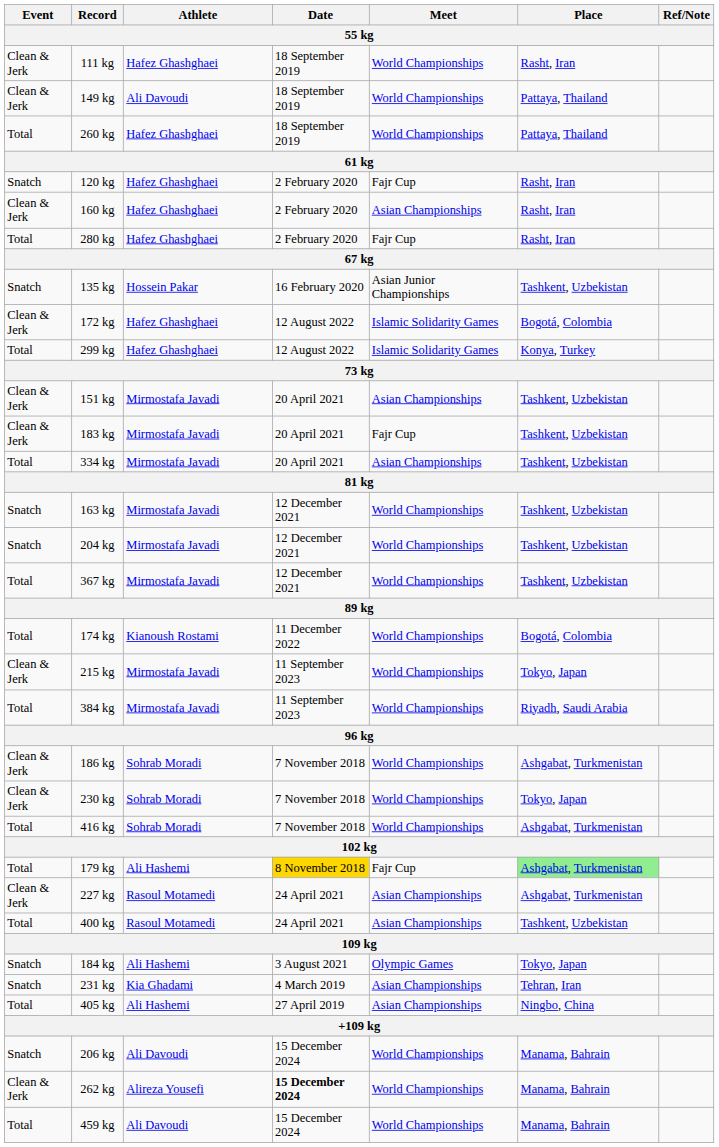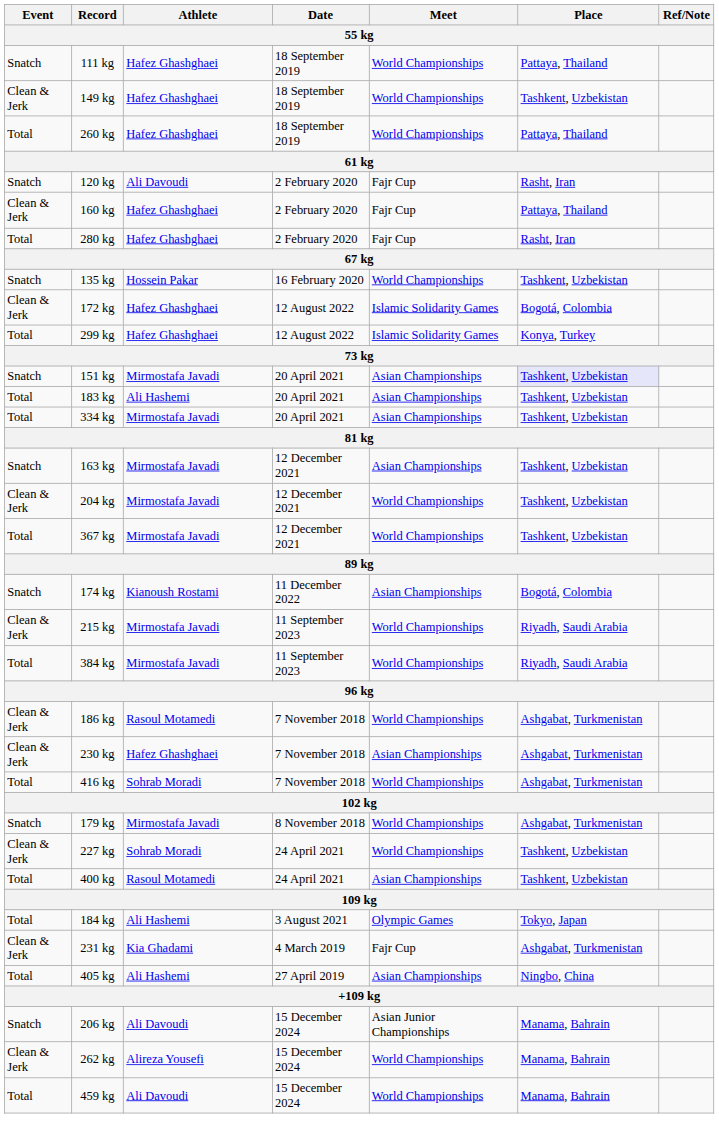(28, 63) Clean & Jerk -> (24, 63) Snatch
(548, 63) Rasht, Iran -> (564, 63) Pattaya, Thailand
(157, 98) Ali Davoudi -> (172, 98) Hafez Ghashghaei
(564, 98) Pattaya, Thailand -> (574, 98) Tashkent, Uzbekistan
(172, 182) Hafez Ghashghaei -> (157, 182) Ali Davoudi
(427, 210) Asian Championships -> (394, 210) Fajr Cup
(548, 210) Rasht, Iran -> (564, 210) Pattaya, Thailand
(411, 286) Asian Junior Championships -> (428, 279) World Championships
(28, 398) Clean & Jerk -> (24, 376) Snatch
(574, 398) no background -> (574, 376) lavender background
(28, 433) Clean & Jerk -> (20, 397) Total
(173, 433) Mirmostafa Javadi -> (158, 397) Ali Hashemi
(394, 433) Fajr Cup -> (427, 397) Asian Championships
(428, 510) World Championships -> (427, 466) Asian Championships
(24, 545) Snatch -> (28, 501) Clean & Jerk
(20, 636) Total -> (24, 592) Snatch
(428, 636) World Championships -> (427, 592) Asian Championships
(554, 672) Tokyo, Japan -> (574, 627) Riyadh, Saudi Arabia
(164, 763) Sohrab Moradi -> (171, 719) Rasoul Motamedi
(164, 798) Sohrab Moradi -> (172, 754) Hafez Ghashghaei
(428, 798) World Championships -> (427, 754) Asian Championships
(554, 798) Tokyo, Japan -> (581, 754) Ashgabat, Turkmenistan
(20, 867) Total -> (24, 823) Snatch
(158, 867) Ali Hashemi -> (173, 823) Mirmostafa Javadi
(320, 867) gold background -> (320, 823) no background
(394, 867) Fajr Cup -> (428, 823) World Championships
(581, 867) lightgreen background -> (581, 823) no background
(171, 895) Rasoul Motamedi -> (164, 851) Sohrab Moradi
(427, 895) Asian Championships -> (428, 851) World Championships
(581, 895) Ashgabat, Turkmenistan -> (574, 851) Tashkent, Uzbekistan
(24, 964) Snatch -> (20, 920) Total
(24, 985) Snatch -> (28, 948) Clean & Jerk
(427, 985) Asian Championships -> (394, 948) Fajr Cup
(551, 985) Tehran, Iran -> (581, 948) Ashgabat, Turkmenistan
(428, 1054) World Championships -> (411, 1024) Asian Junior Championships
(310, 1089) bold -> (308, 1060) normal
